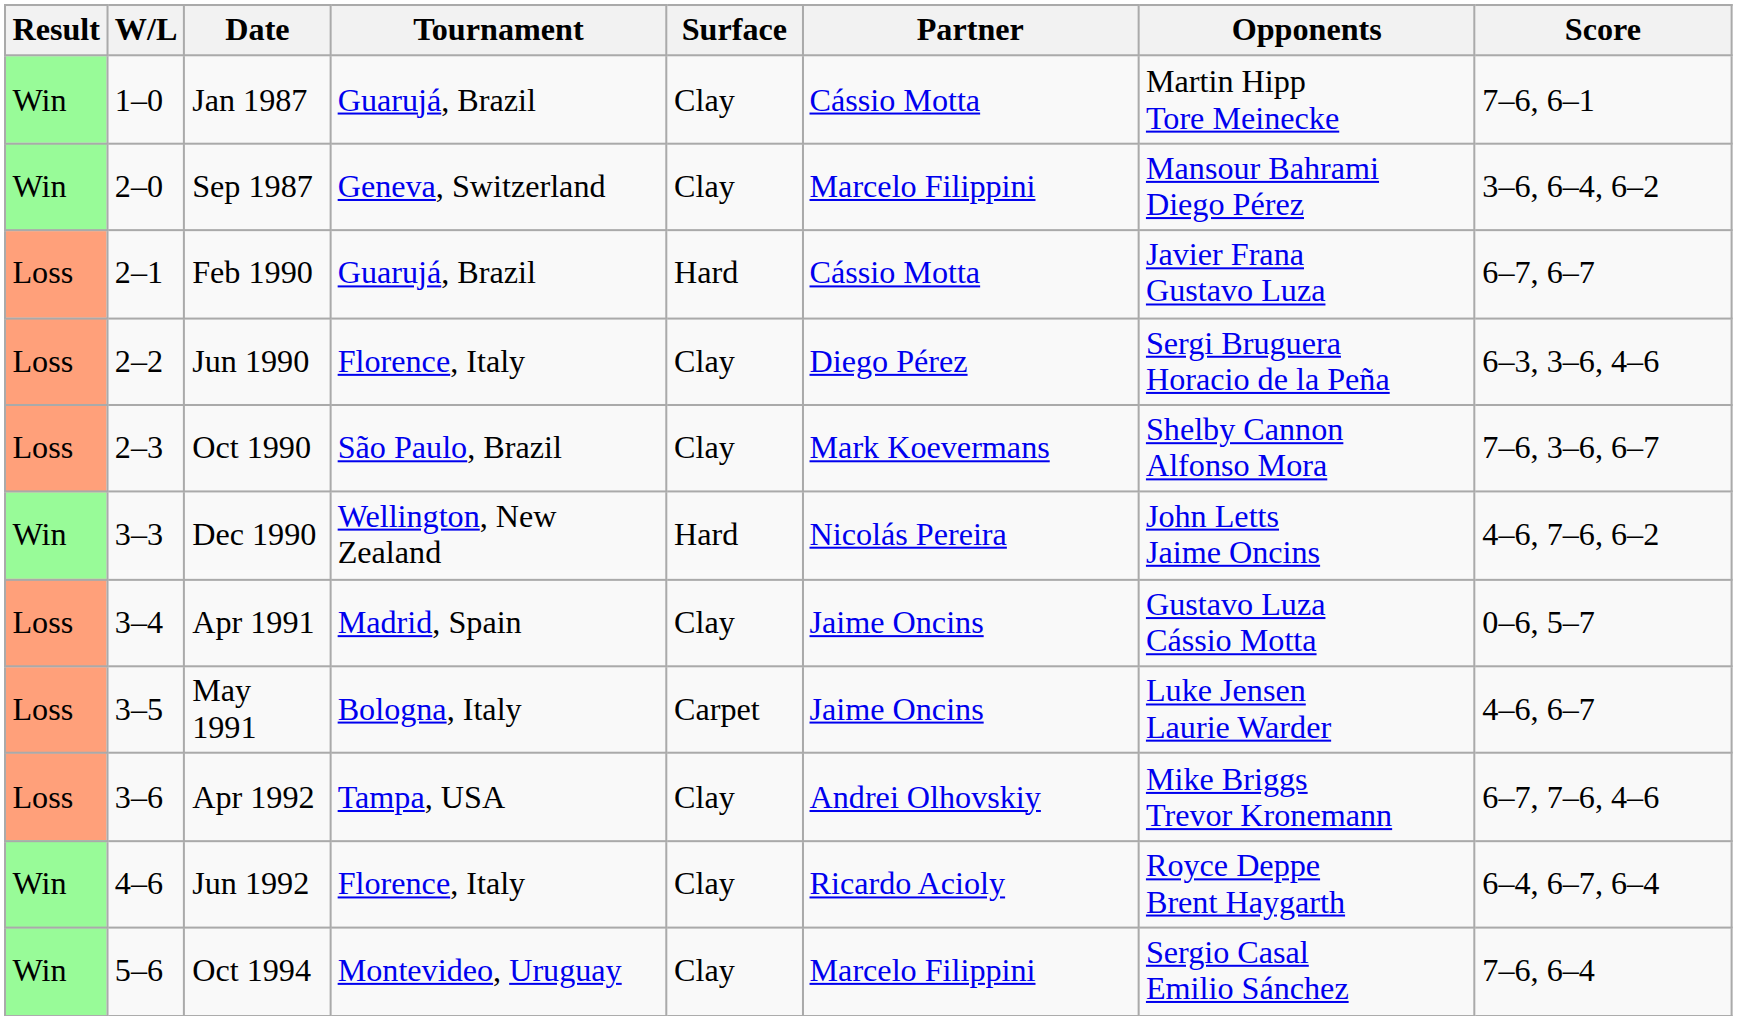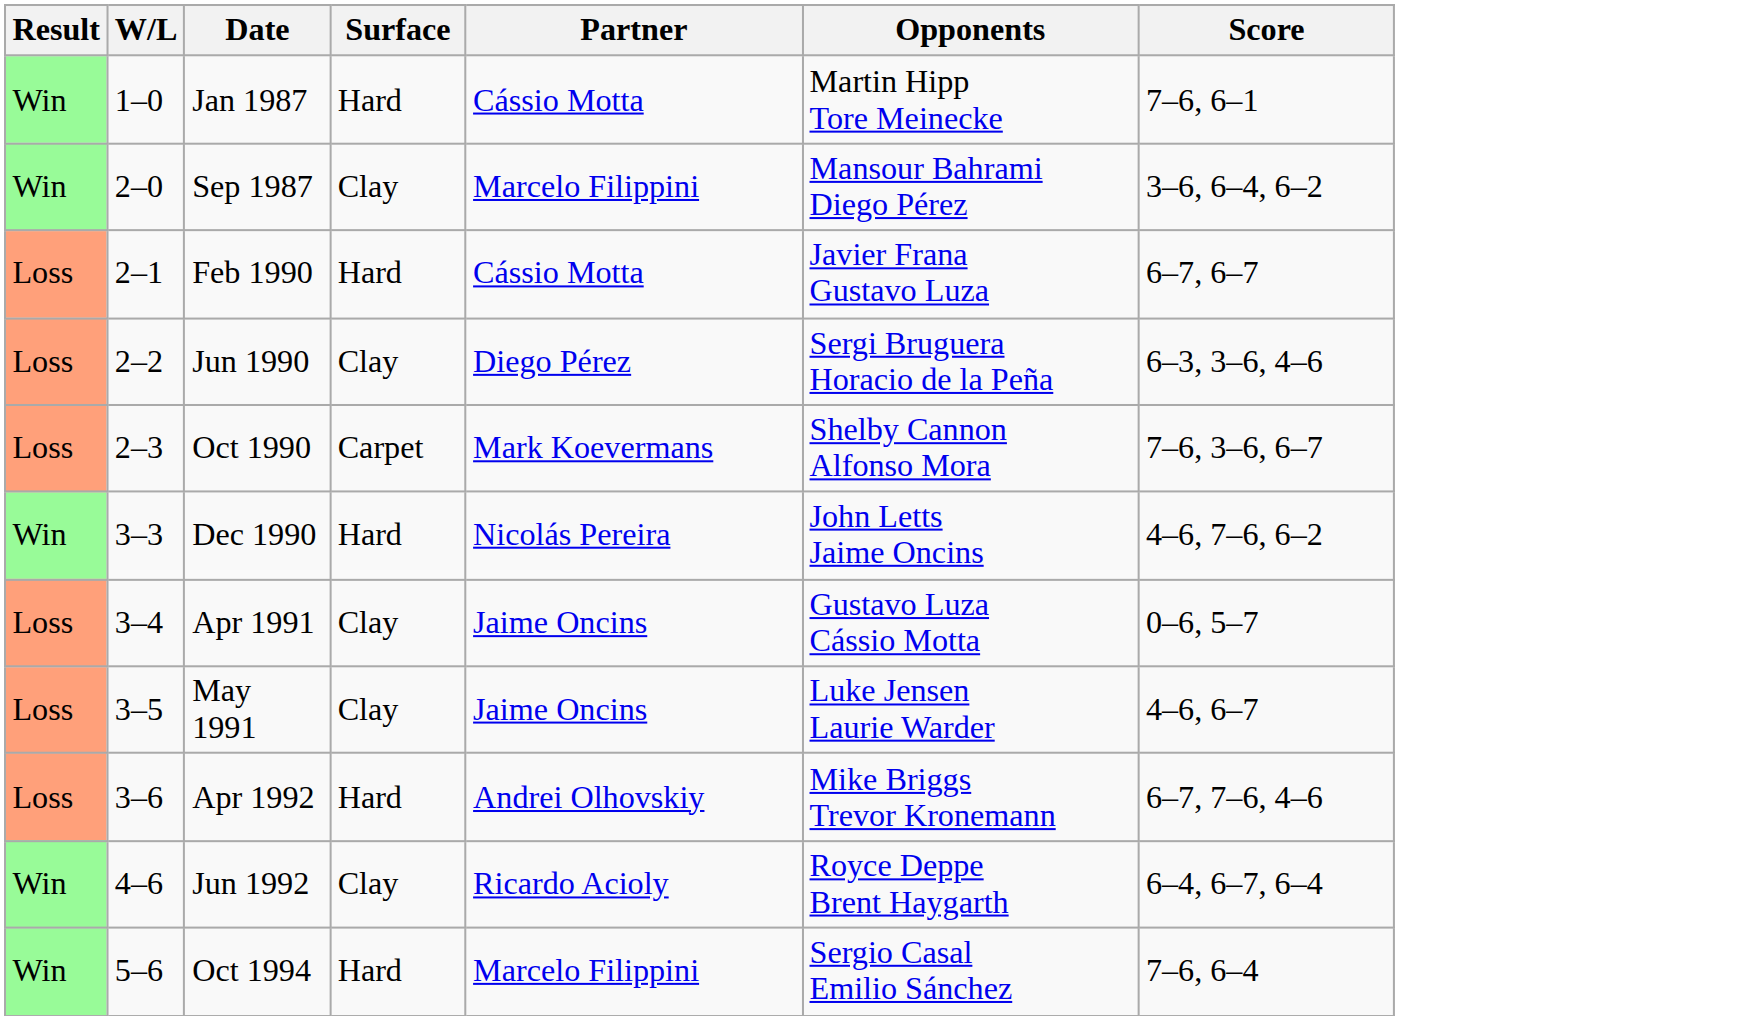- column: (498, 30)
(704, 99) Clay -> (370, 99) Hard
(704, 447) Clay -> (381, 447) Carpet
(717, 709) Carpet -> (368, 709) Clay
(704, 796) Clay -> (370, 796) Hard
(704, 970) Clay -> (370, 970) Hard
